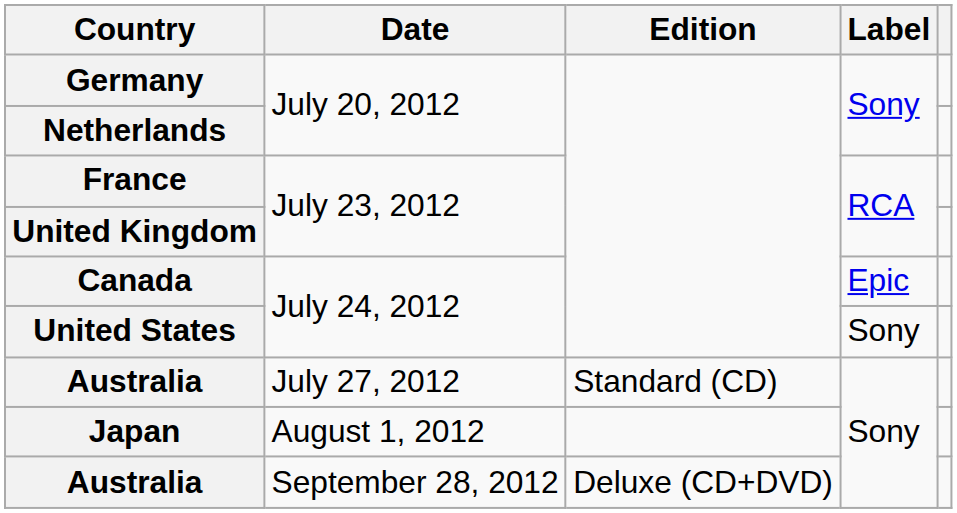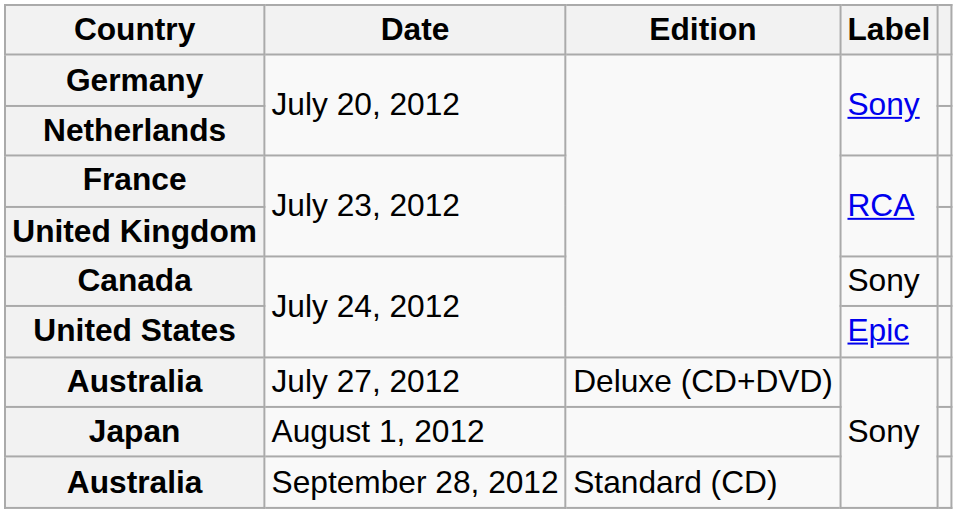(878, 280) Epic -> (884, 280) Sony
(884, 331) Sony -> (878, 331) Epic
(675, 381) Standard (CD) -> (703, 381) Deluxe (CD+DVD)
(703, 481) Deluxe (CD+DVD) -> (675, 481) Standard (CD)
